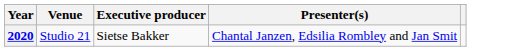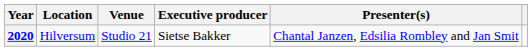+ column: (67, 14)
